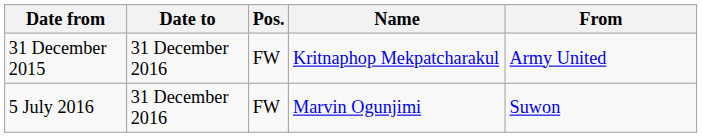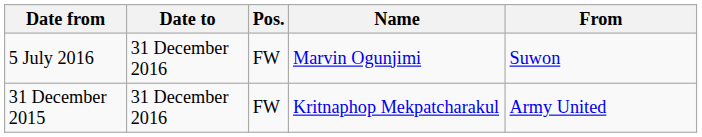rows swapped: (58, 58) <-> (51, 107)
